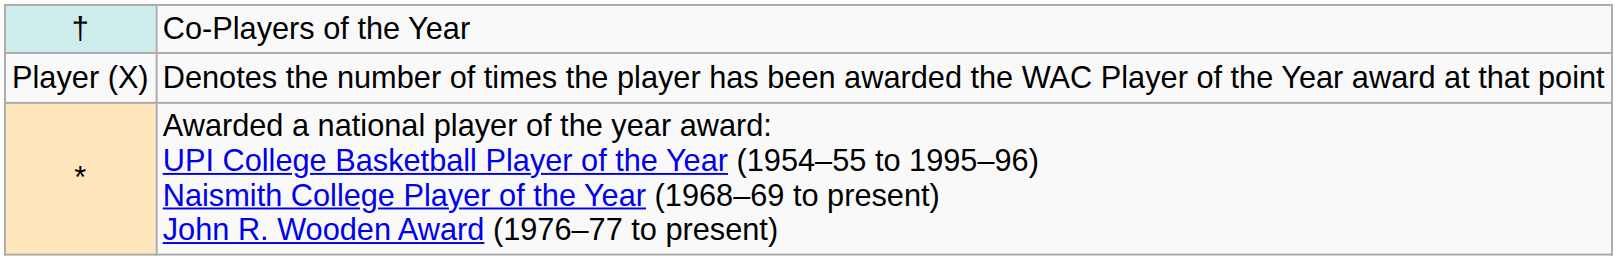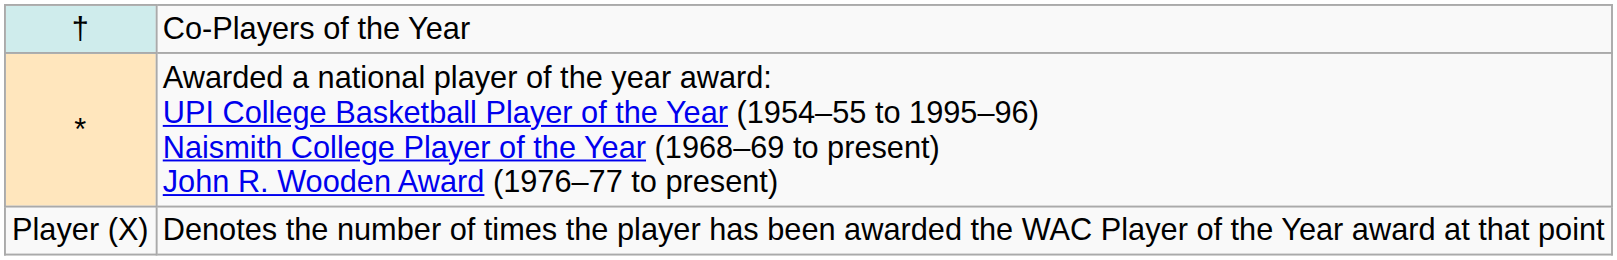rows swapped: (80, 178) <-> (80, 77)
